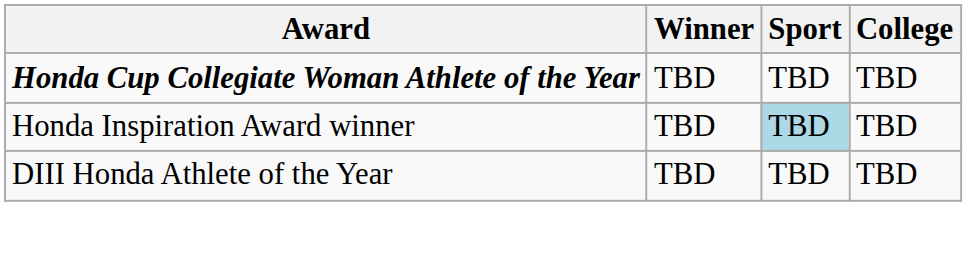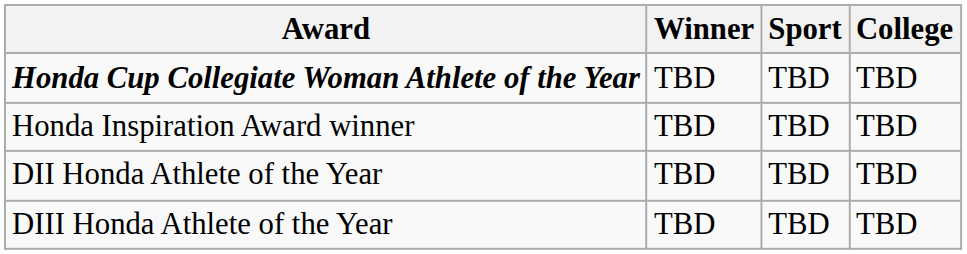(799, 126) lightblue background -> (799, 126) no background
+ row: (197, 175)
